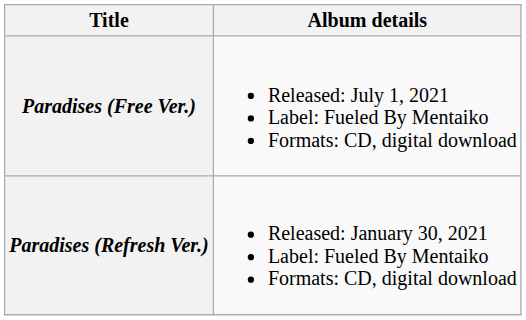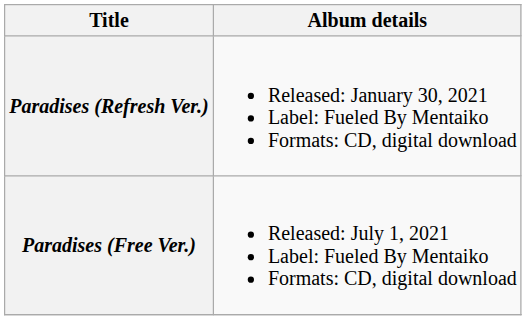rows swapped: (109, 245) <-> (109, 105)
